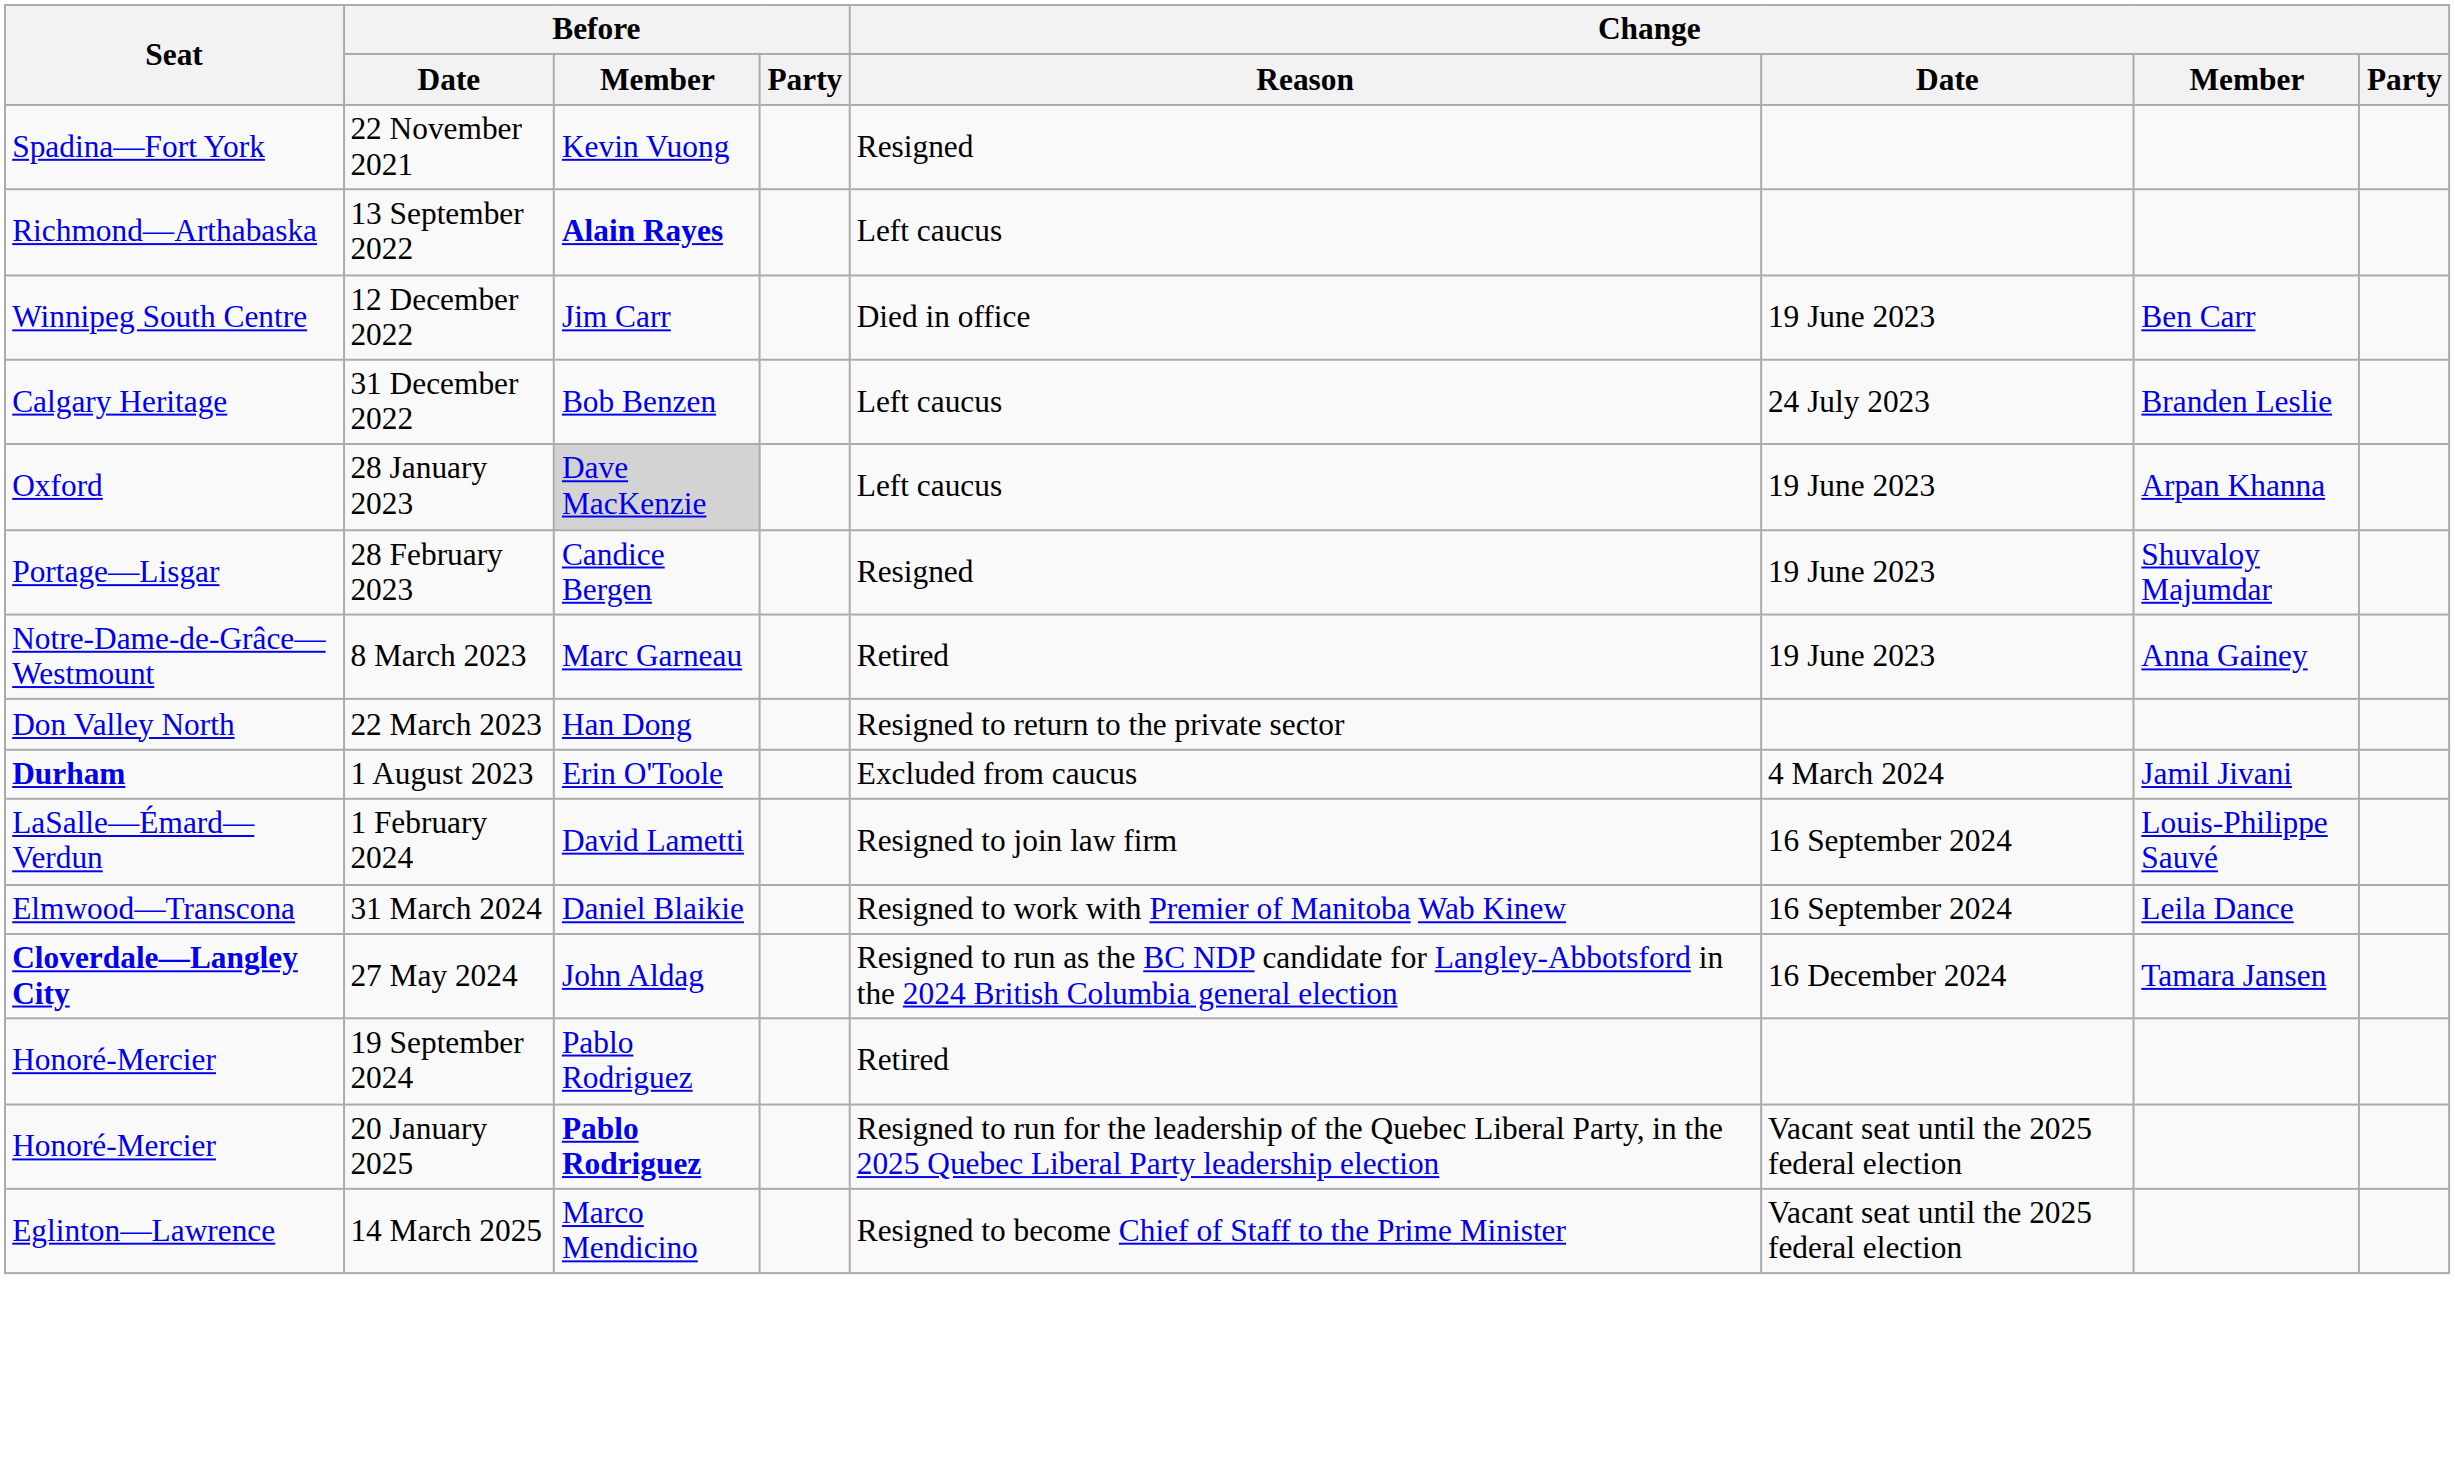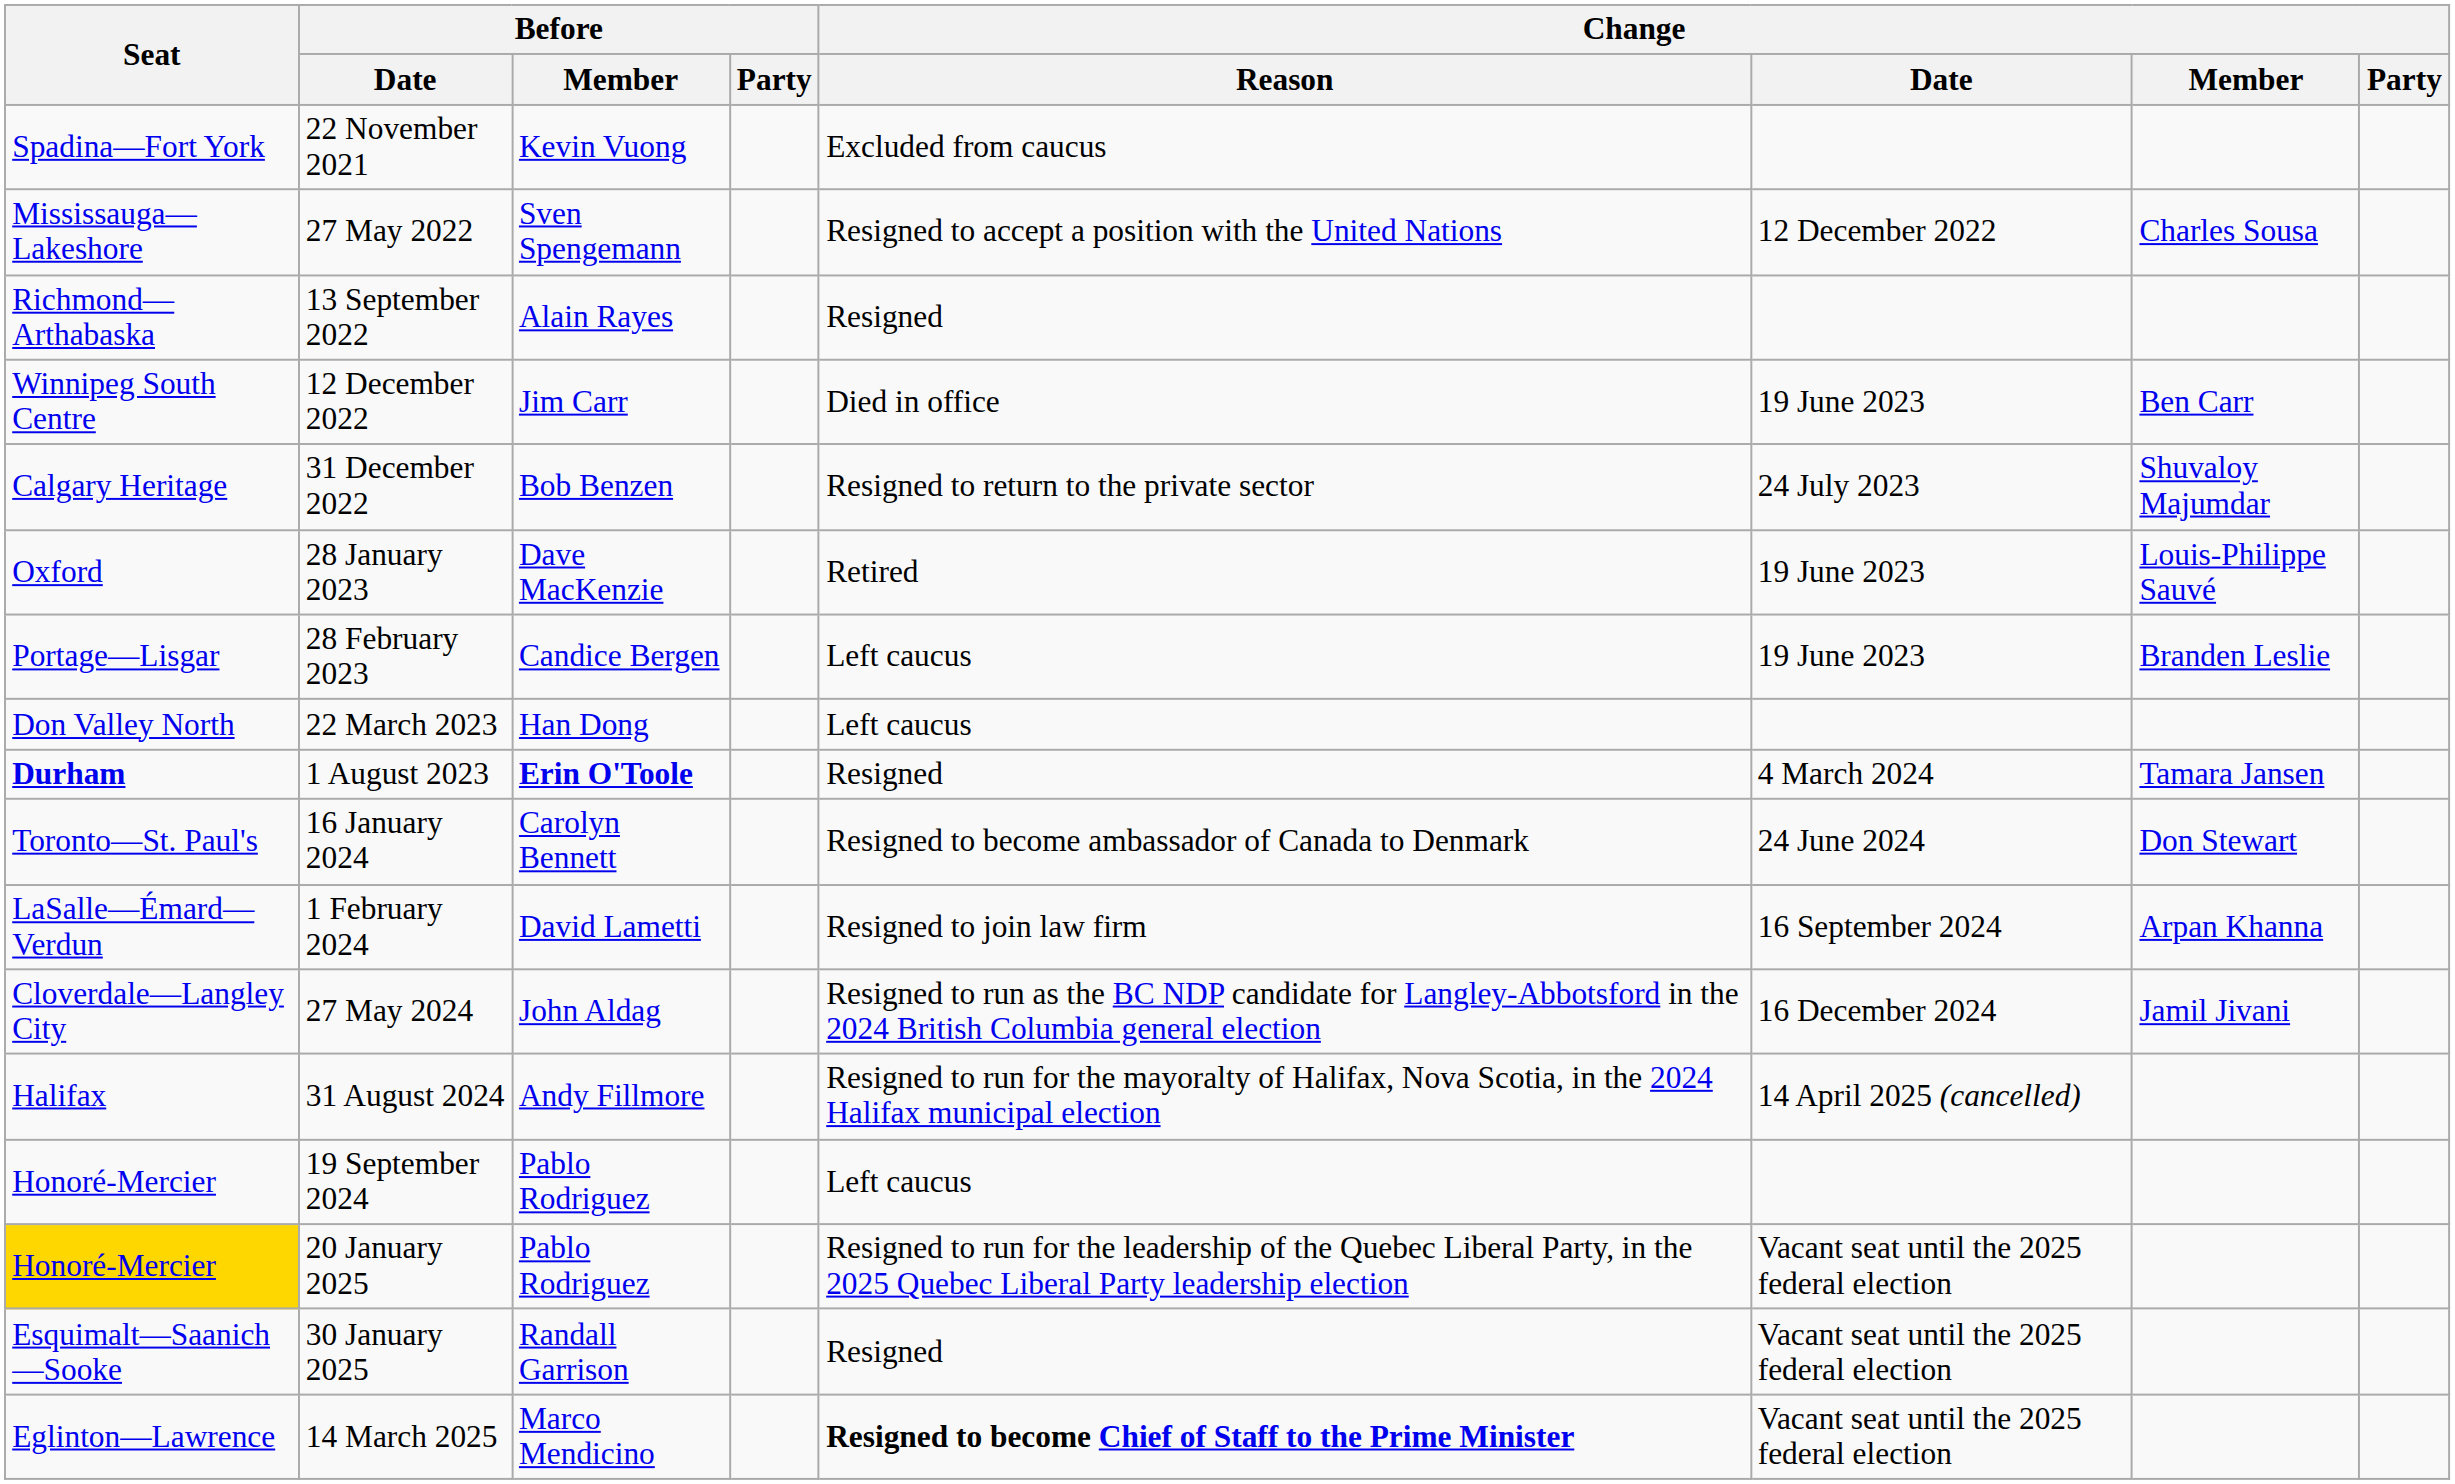(915, 146) Resigned -> (966, 146) Excluded from caucus
+ row: (389, 231)
(643, 231) bold -> (596, 316) normal
(929, 231) Left caucus -> (885, 316) Resigned
(929, 401) Left caucus -> (1070, 486) Resigned to return to the private sector
(2237, 401) Branden Leslie -> (2205, 486) Shuvaloy Majumdar
(634, 486) lightgrey background -> (591, 571) no background
(929, 486) Left caucus -> (872, 571) Retired
(2233, 486) Arpan Khanna -> (2233, 571) Louis-Philippe Sauvé
(915, 571) Resigned -> (899, 656) Left caucus
(2207, 571) Shuvaloy Majumdar -> (2235, 656) Branden Leslie
- row: (438, 656)
(1101, 723) Resigned to return to the private sector -> (899, 723) Left caucus
(642, 773) normal -> (606, 773) bold
(997, 773) Excluded from caucus -> (885, 773) Resigned
(2217, 773) Jamil Jivani -> (2232, 773) Tamara Jansen
+ row: (374, 841)
(2235, 841) Louis-Philippe Sauvé -> (2231, 926) Arpan Khanna
- row: (446, 908)
(155, 975) bold -> (148, 1011) normal
(2234, 975) Tamara Jansen -> (2215, 1011) Jamil Jivani
+ row: (405, 1096)
(903, 1060) Retired -> (899, 1181) Left caucus
(114, 1145) no background -> (114, 1266) gold background
(632, 1145) bold -> (584, 1266) normal
+ row: (374, 1351)
(1211, 1230) normal -> (1200, 1436) bold
